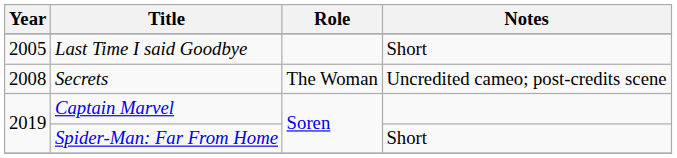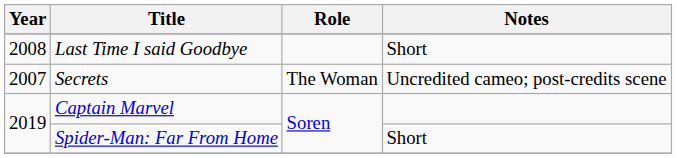(28, 49) 2005 -> (28, 49) 2008
(28, 78) 2008 -> (28, 78) 2007
